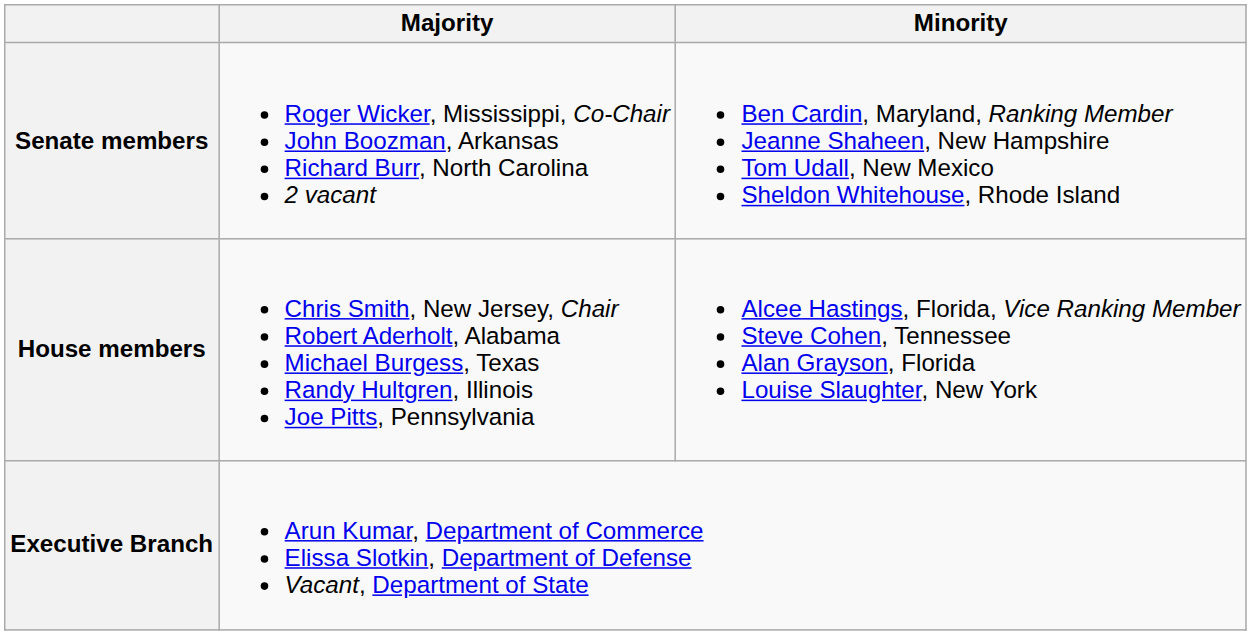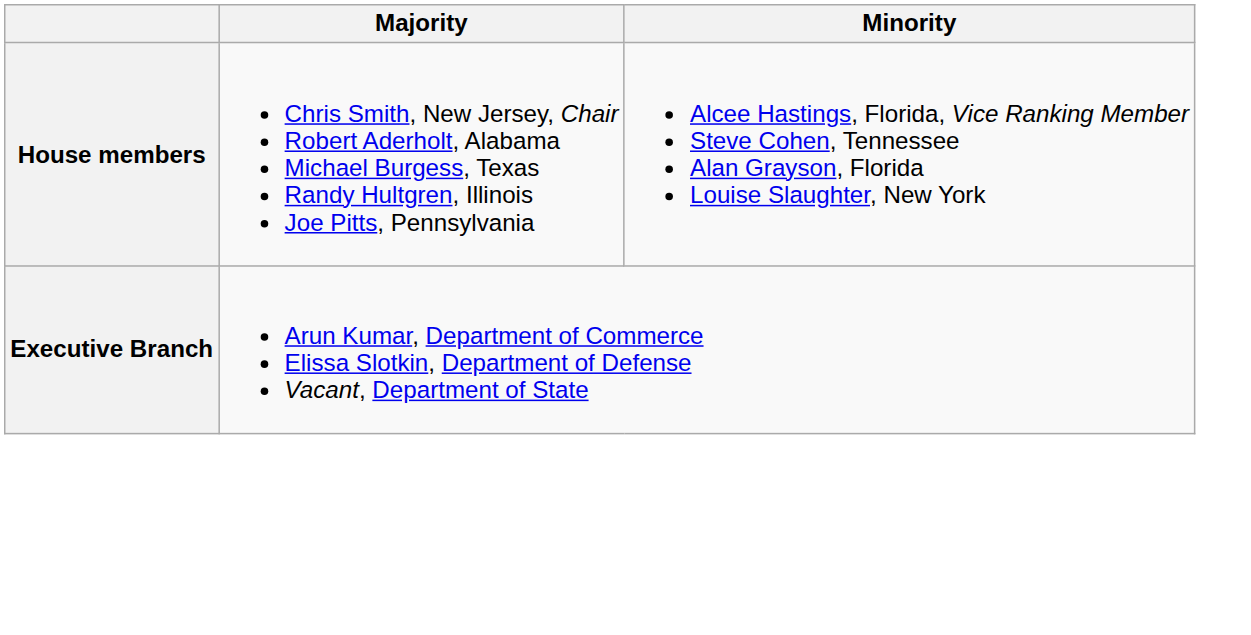- row: (112, 140)
